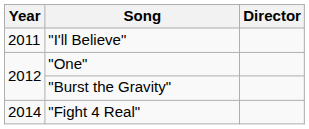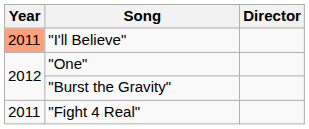(24, 40) no background -> (24, 40) lightsalmon background
(25, 111) 2014 -> (24, 111) 2011
